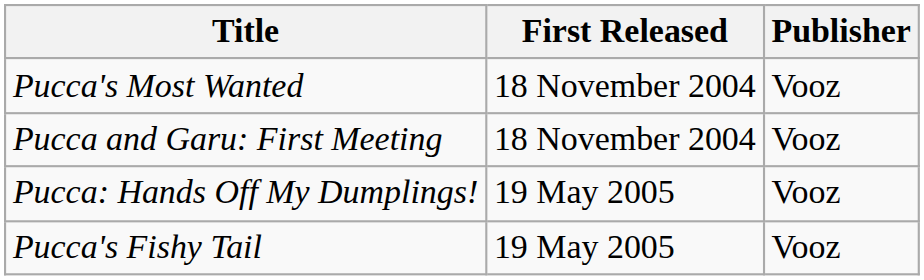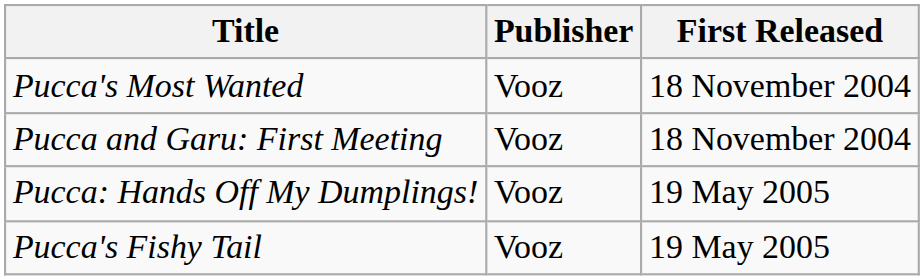columns swapped: (841, 31) <-> (625, 31)
